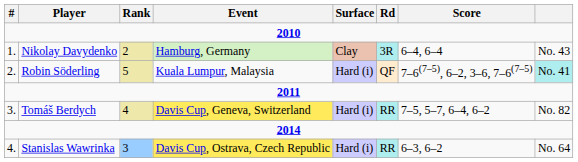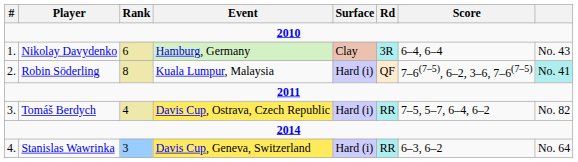(126, 51) 2 -> (126, 51) 6
(126, 71) 5 -> (126, 71) 8
(233, 110) Davis Cup, Geneva, Switzerland -> (243, 110) Davis Cup, Ostrava, Czech Republic
(243, 148) Davis Cup, Ostrava, Czech Republic -> (233, 148) Davis Cup, Geneva, Switzerland
